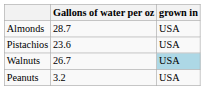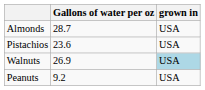(62, 61) 26.7 -> (62, 61) 26.9
(59, 77) 3.2 -> (59, 77) 9.2
